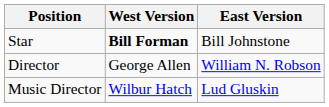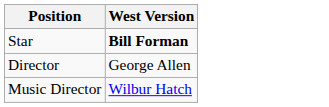- column: (261, 16)
